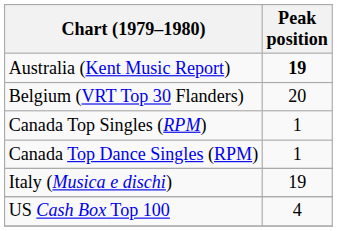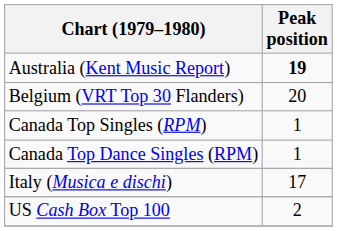(297, 182) 19 -> (297, 182) 17
(297, 211) 4 -> (297, 211) 2
